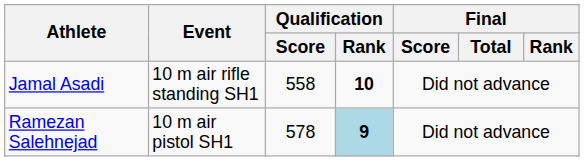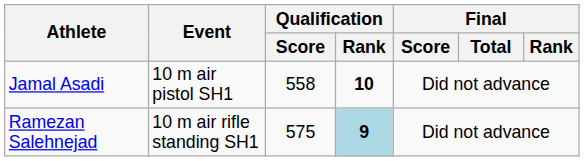(205, 85) 10 m air rifle standing SH1 -> (193, 85) 10 m air pistol SH1
(193, 132) 10 m air pistol SH1 -> (205, 132) 10 m air rifle standing SH1
(300, 132) 578 -> (300, 132) 575
